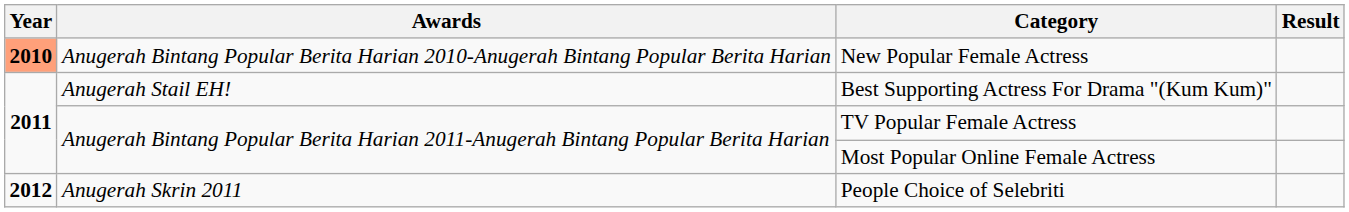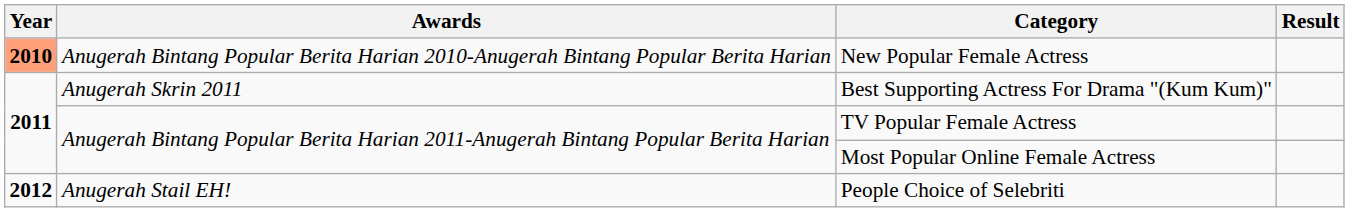(146, 88) Anugerah Stail EH! -> (152, 88) Anugerah Skrin 2011
(152, 190) Anugerah Skrin 2011 -> (146, 190) Anugerah Stail EH!
